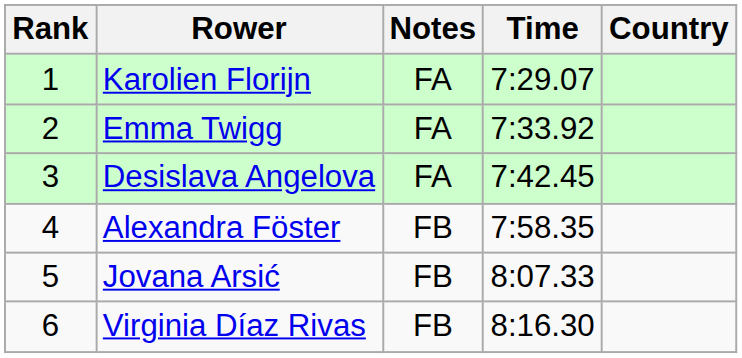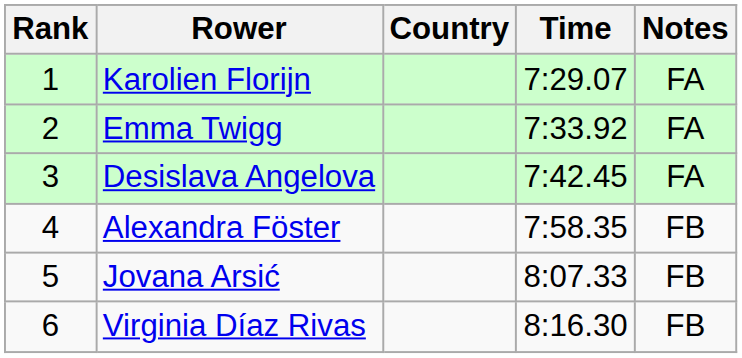columns swapped: (669, 29) <-> (433, 29)
